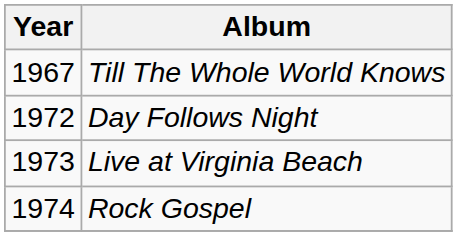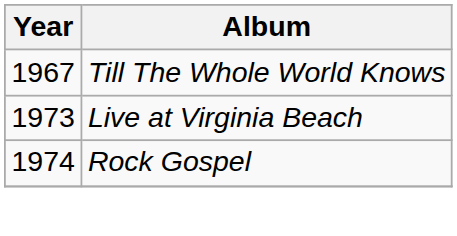- row: (203, 117)
